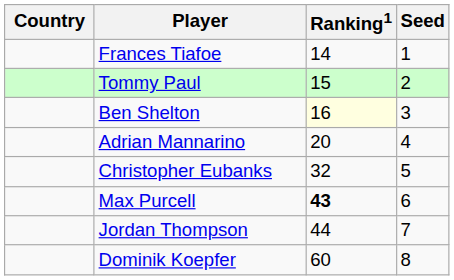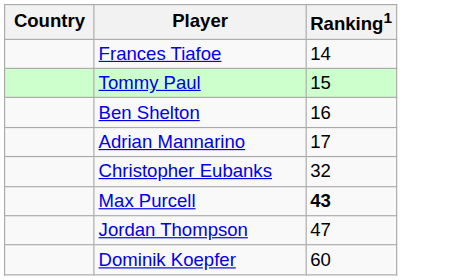- column: (423, 21)
(320, 112) lightyellow background -> (320, 112) no background
(320, 141) 20 -> (320, 141) 17
(320, 230) 44 -> (320, 230) 47
